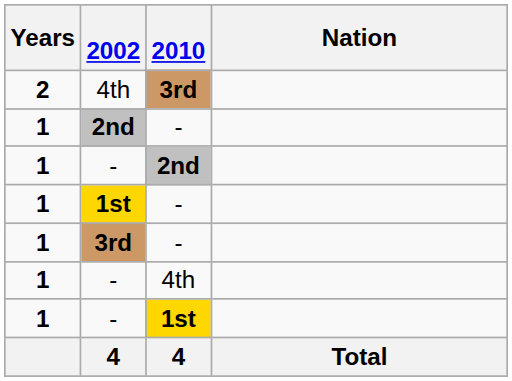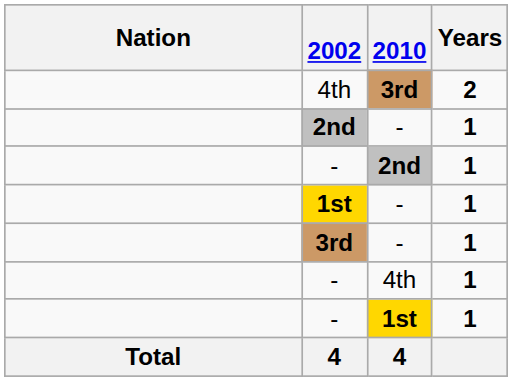columns swapped: (359, 38) <-> (43, 38)
